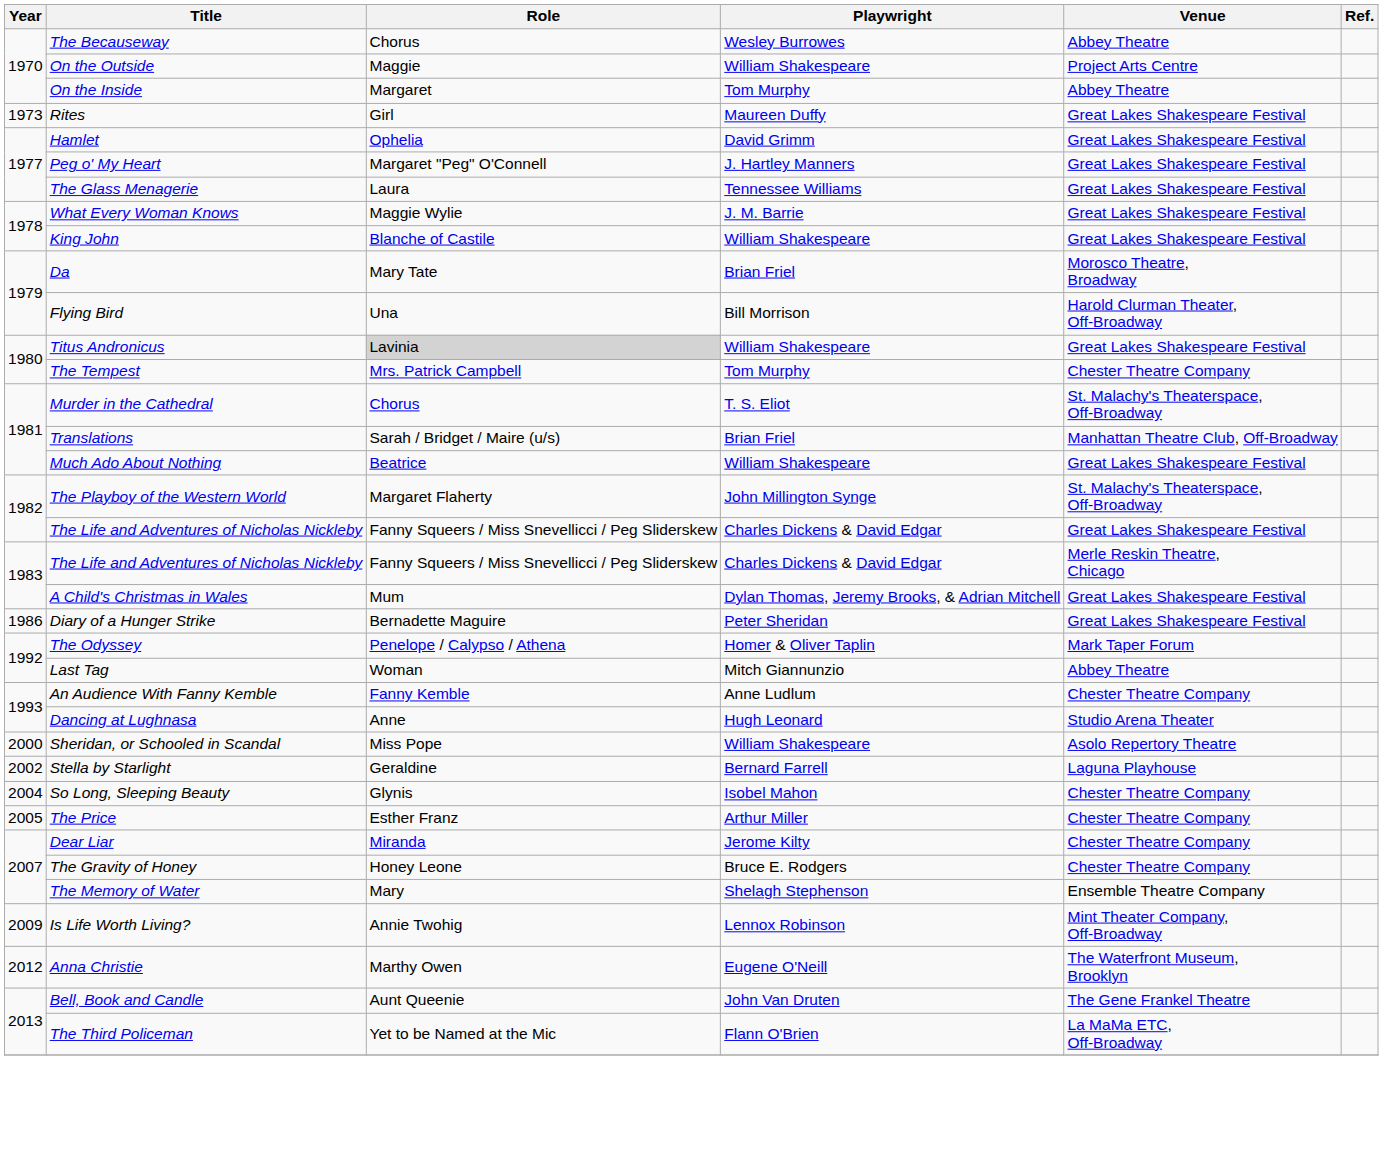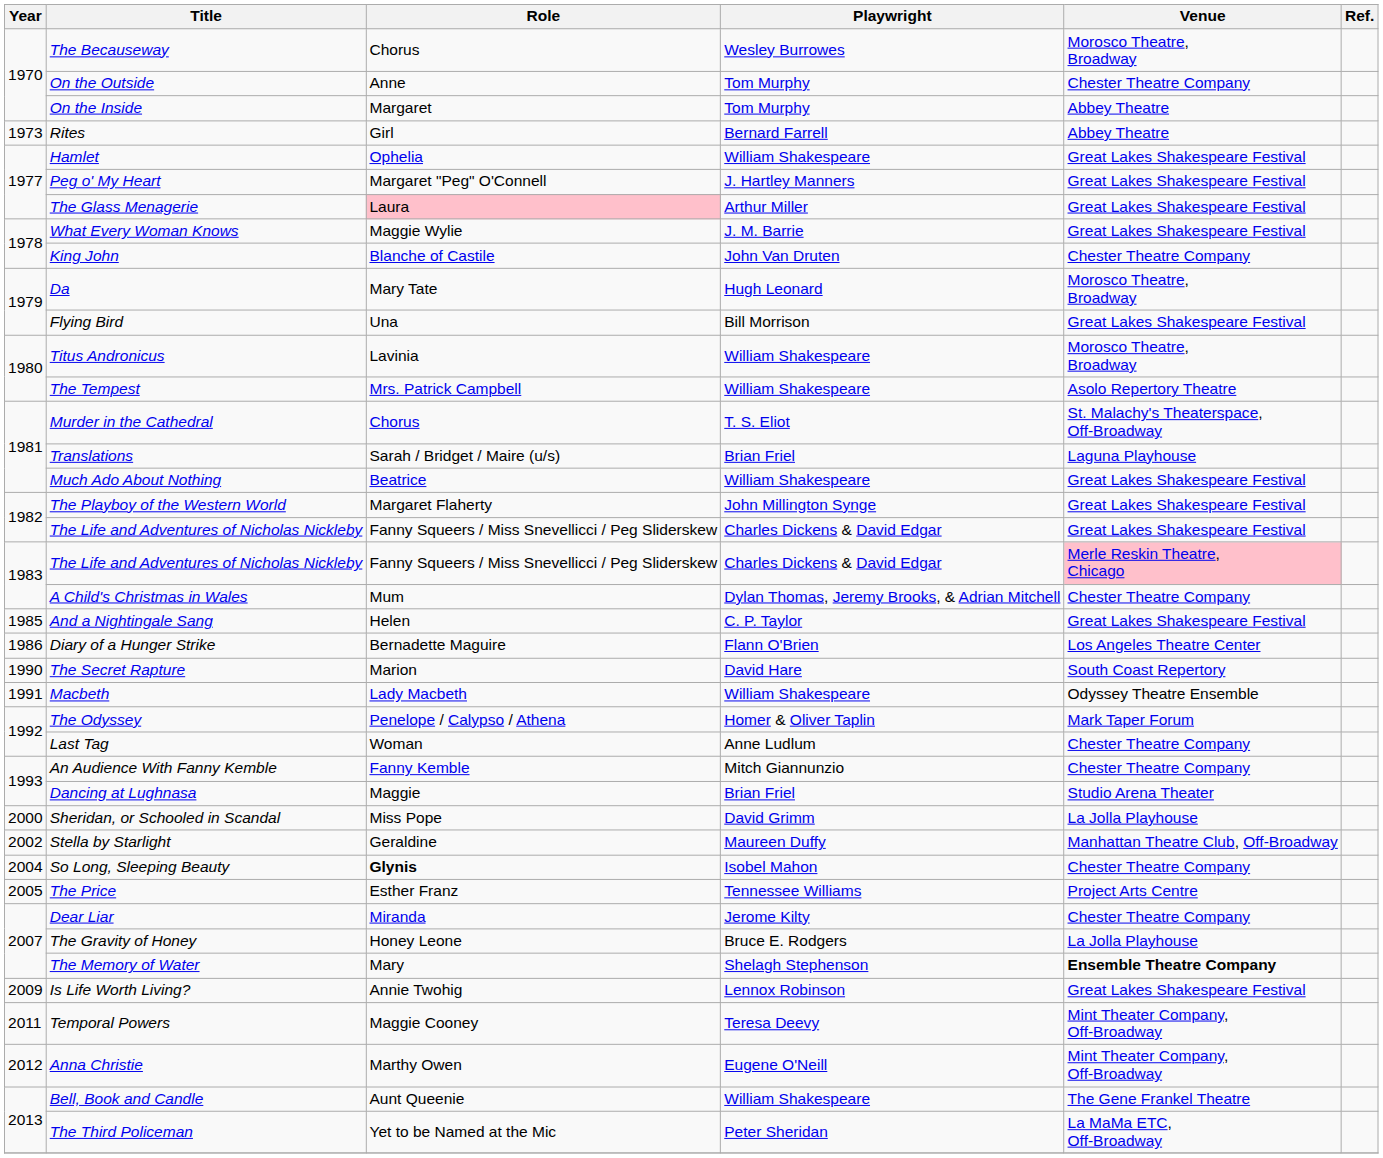(1118, 41) Abbey Theatre -> (1128, 50) Morosco Theatre, Broadway
(395, 66) Maggie -> (388, 83) Anne
(797, 66) William Shakespeare -> (767, 83) Tom Murphy
(1133, 66) Project Arts Centre -> (1159, 83) Chester Theatre Company
(775, 115) Maureen Duffy -> (776, 132) Bernard Farrell
(1187, 115) Great Lakes Shakespeare Festival -> (1118, 132) Abbey Theatre
(770, 139) David Grimm -> (797, 157) William Shakespeare
(389, 189) no background -> (389, 206) pink background
(793, 189) Tennessee Williams -> (766, 206) Arthur Miller
(797, 238) William Shakespeare -> (782, 255) John Van Druten
(1187, 238) Great Lakes Shakespeare Festival -> (1159, 255) Chester Theatre Company
(760, 271) Brian Friel -> (773, 289) Hugh Leonard
(1152, 313) Harold Clurman Theater, Off-Broadway -> (1187, 322) Great Lakes Shakespeare Festival
(394, 347) lightgrey background -> (394, 355) no background
(1187, 347) Great Lakes Shakespeare Festival -> (1128, 355) Morosco Theatre, Broadway
(767, 371) Tom Murphy -> (797, 389) William Shakespeare
(1159, 371) Chester Theatre Company -> (1152, 389) Asolo Repertory Theatre
(1203, 438) Manhattan Theatre Club, Off-Broadway -> (1132, 455) Laguna Playhouse
(1165, 496) St. Malachy's Theaterspace, Off-Broadway -> (1187, 505) Great Lakes Shakespeare Festival
(1144, 563) no background -> (1144, 563) pink background
(1187, 596) Great Lakes Shakespeare Festival -> (1159, 596) Chester Theatre Company
+ row: (25, 620)
(776, 620) Peter Sheridan -> (771, 645) Flann O'Brien
(1187, 620) Great Lakes Shakespeare Festival -> (1164, 645) Los Angeles Theatre Center
+ row: (25, 670)
+ row: (25, 694)
(784, 670) Mitch Giannunzio -> (770, 744) Anne Ludlum
(1118, 670) Abbey Theatre -> (1159, 744) Chester Theatre Company
(770, 694) Anne Ludlum -> (784, 768) Mitch Giannunzio
(388, 719) Anne -> (395, 793) Maggie
(773, 719) Hugh Leonard -> (760, 793) Brian Friel
(797, 744) William Shakespeare -> (770, 817) David Grimm
(1152, 744) Asolo Repertory Theatre -> (1133, 817) La Jolla Playhouse
(776, 768) Bernard Farrell -> (775, 842) Maureen Duffy
(1132, 768) Laguna Playhouse -> (1203, 842) Manhattan Theatre Club, Off-Broadway
(391, 793) normal -> (393, 867) bold
(766, 817) Arthur Miller -> (793, 891) Tennessee Williams
(1159, 817) Chester Theatre Company -> (1133, 891) Project Arts Centre
(1159, 867) Chester Theatre Company -> (1133, 940) La Jolla Playhouse
(1166, 891) normal -> (1172, 965) bold
(1148, 925) Mint Theater Company, Off-Broadway -> (1187, 990) Great Lakes Shakespeare Festival
+ row: (25, 1023)
(1153, 967) The Waterfront Museum, Brooklyn -> (1148, 1065) Mint Theater Company, Off-Broadway
(782, 1000) John Van Druten -> (797, 1098) William Shakespeare
(771, 1033) Flann O'Brien -> (776, 1132) Peter Sheridan
